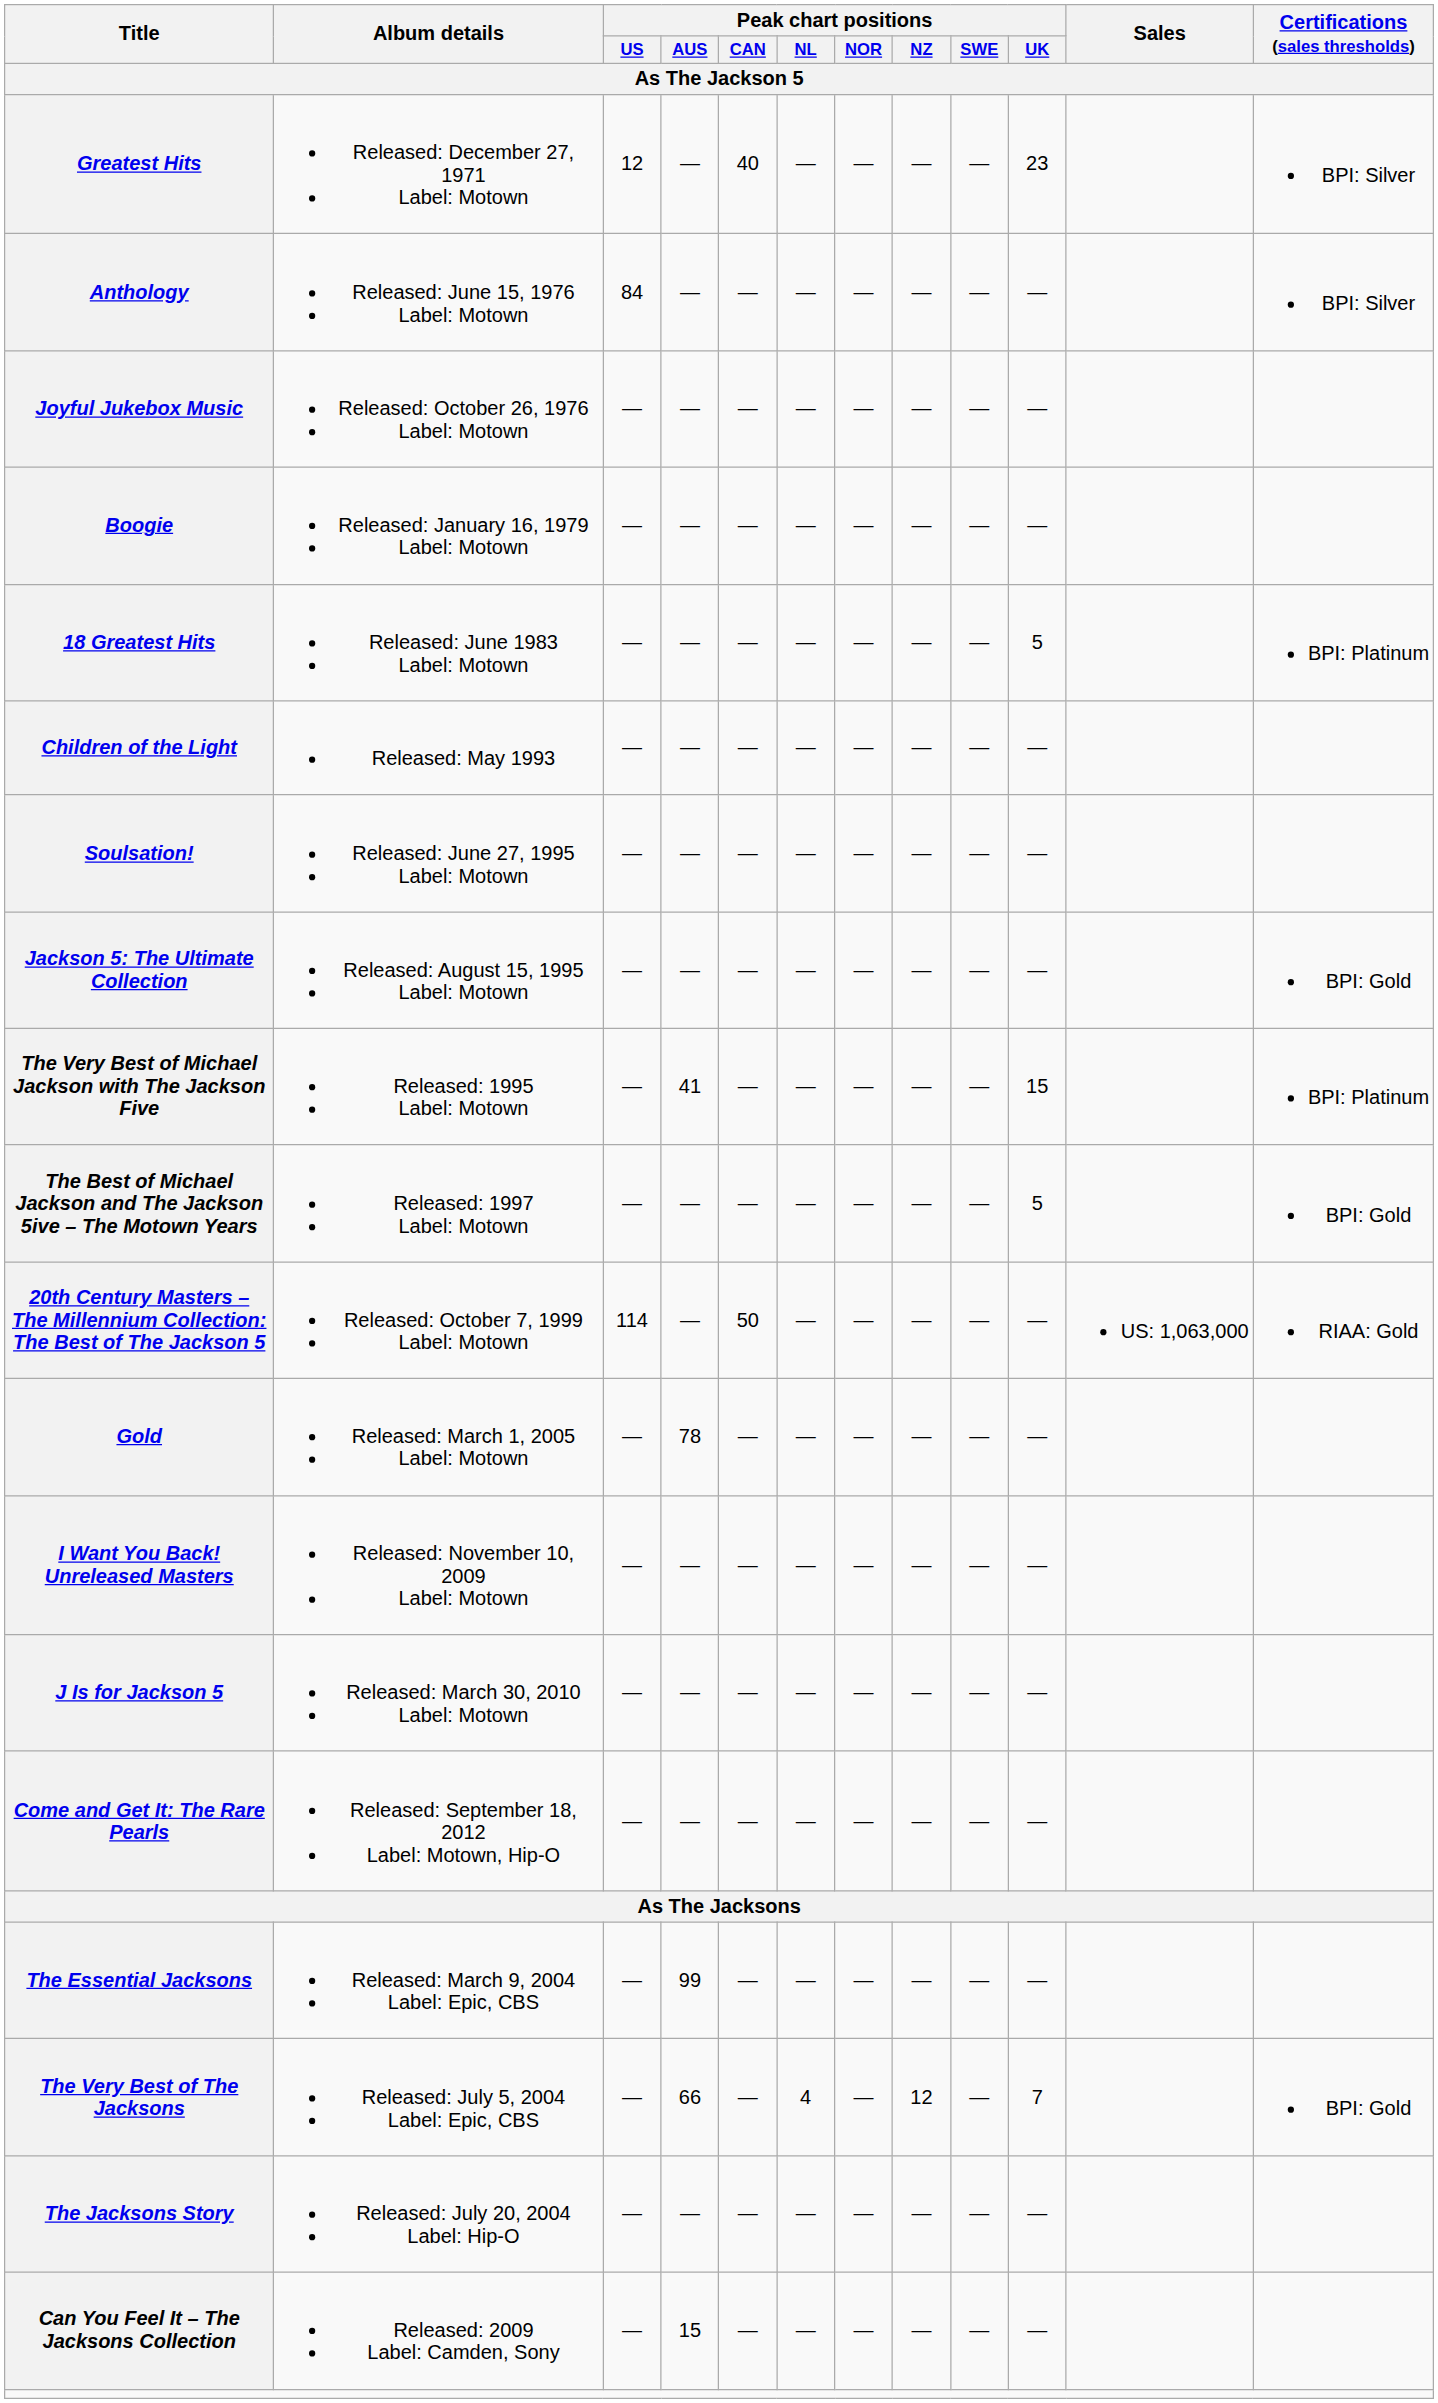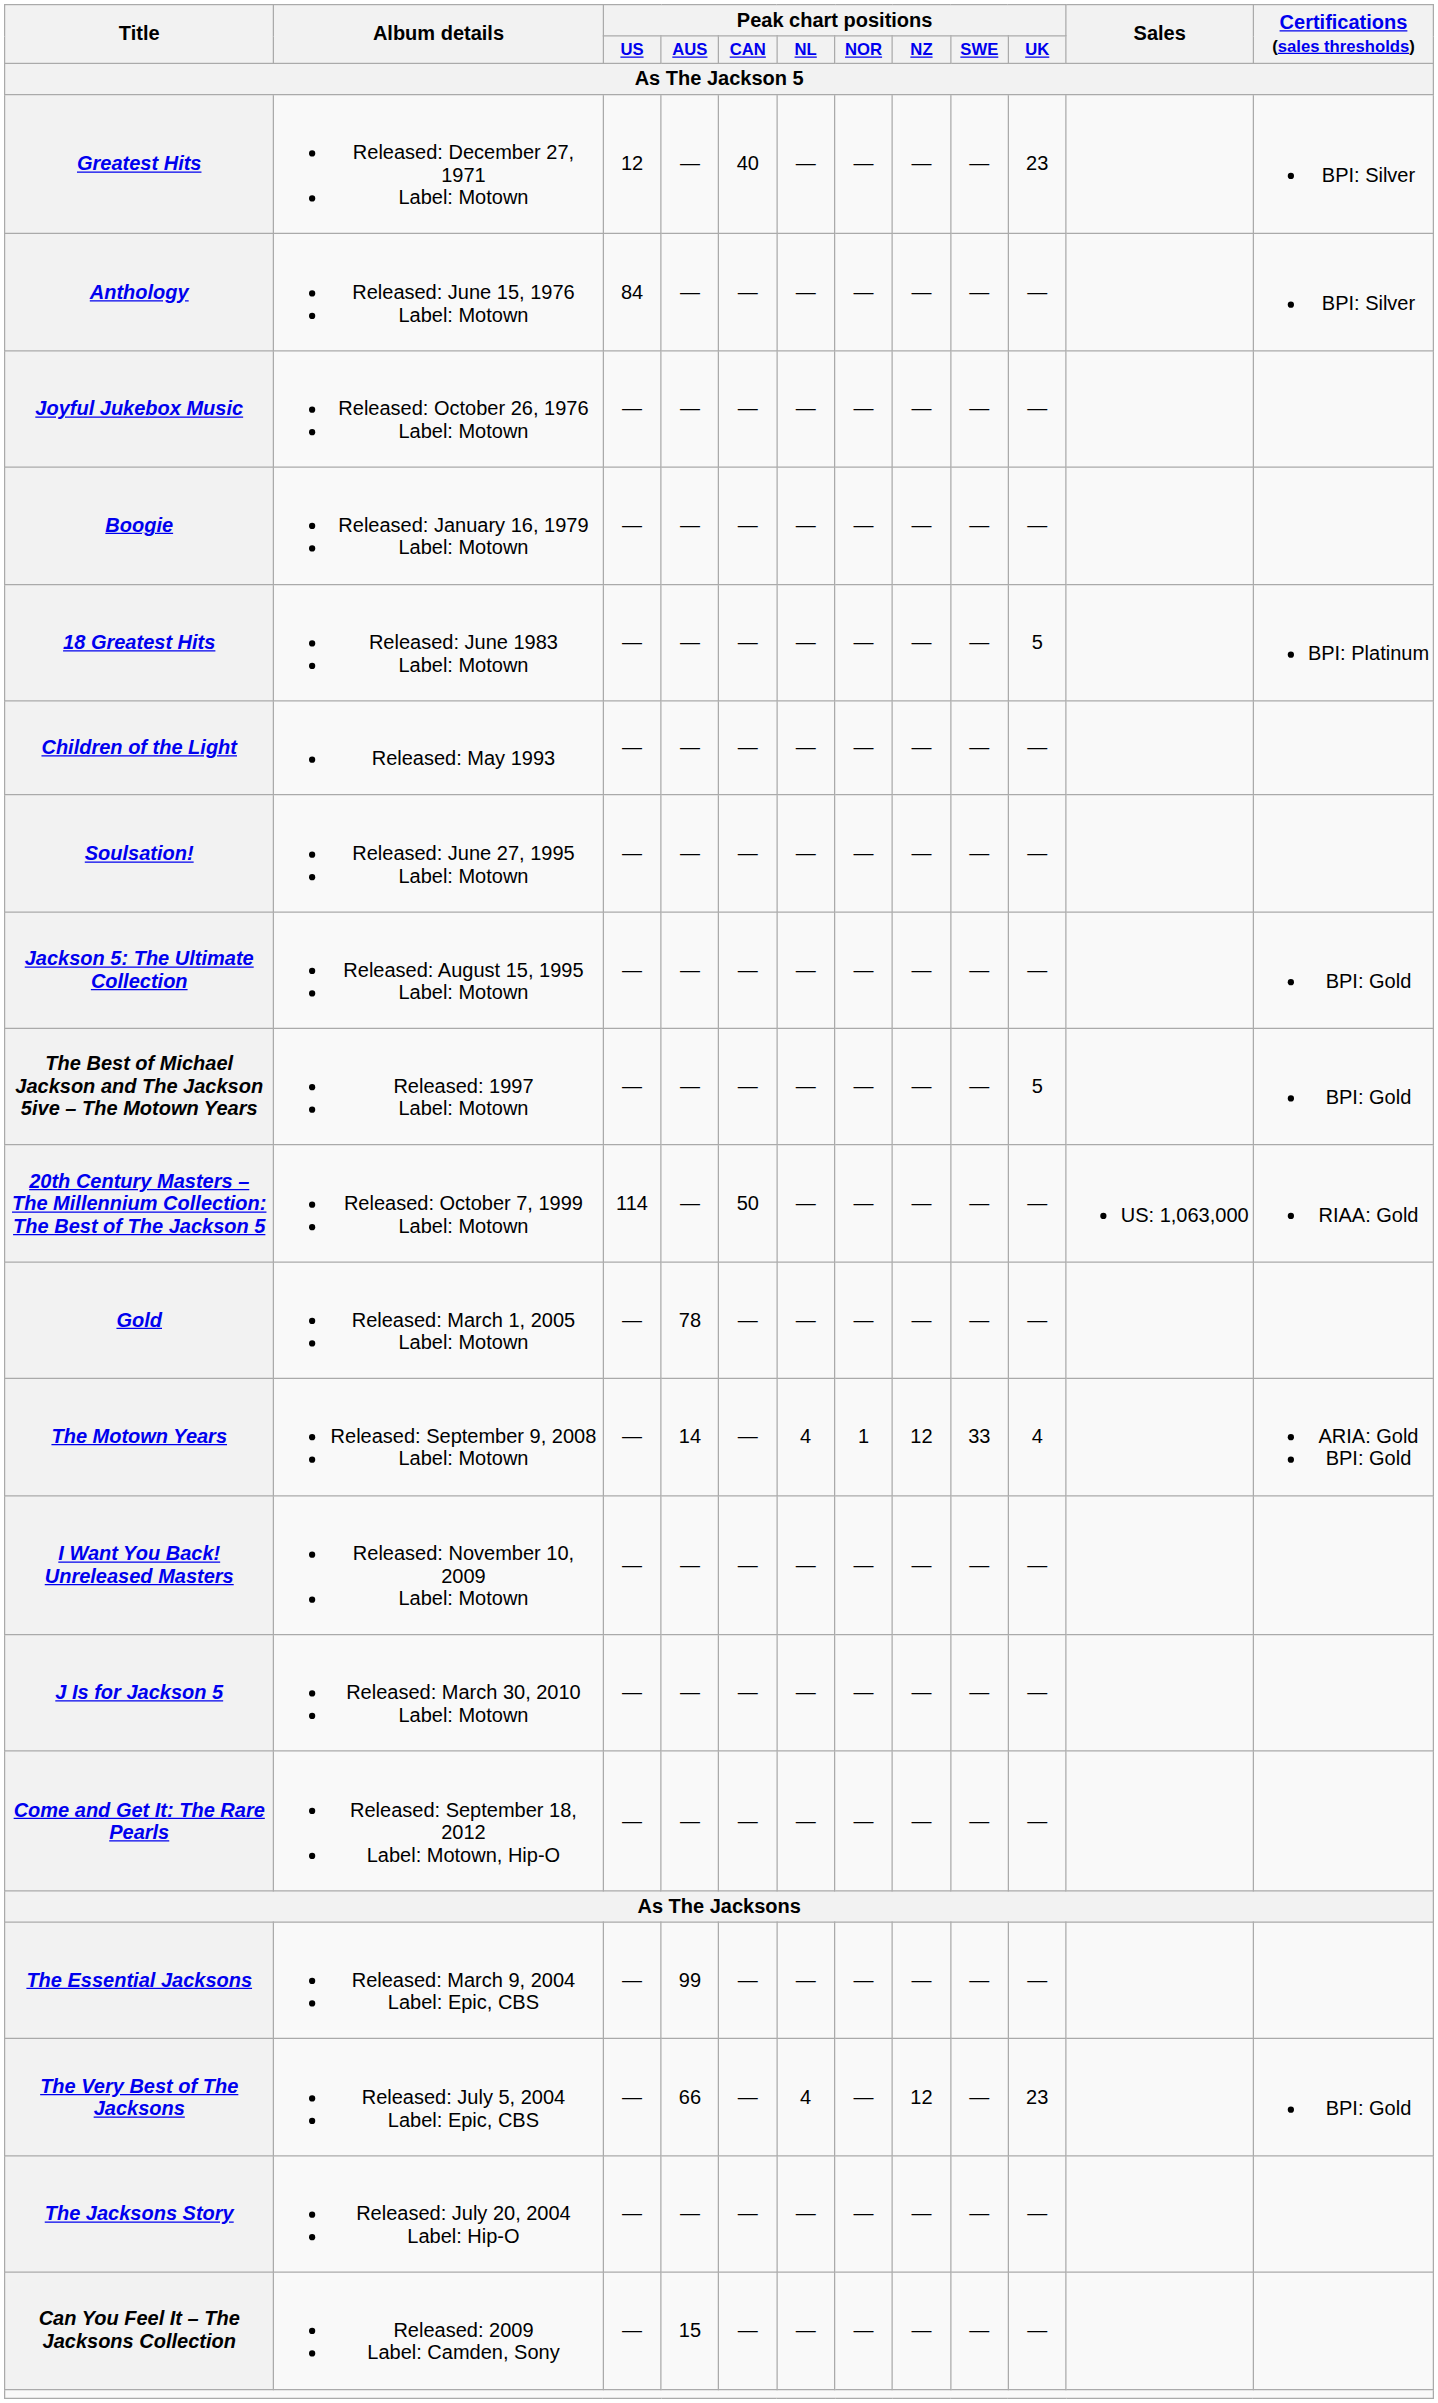- row: (139, 1086)
+ row: (139, 1436)
(1037, 2097) 7 -> (1037, 2097) 23
